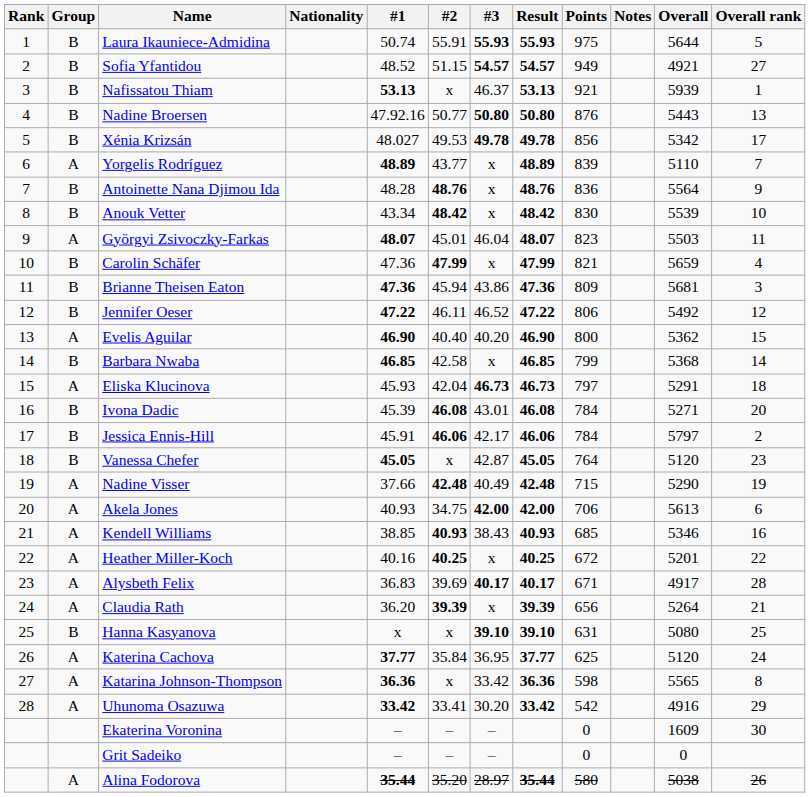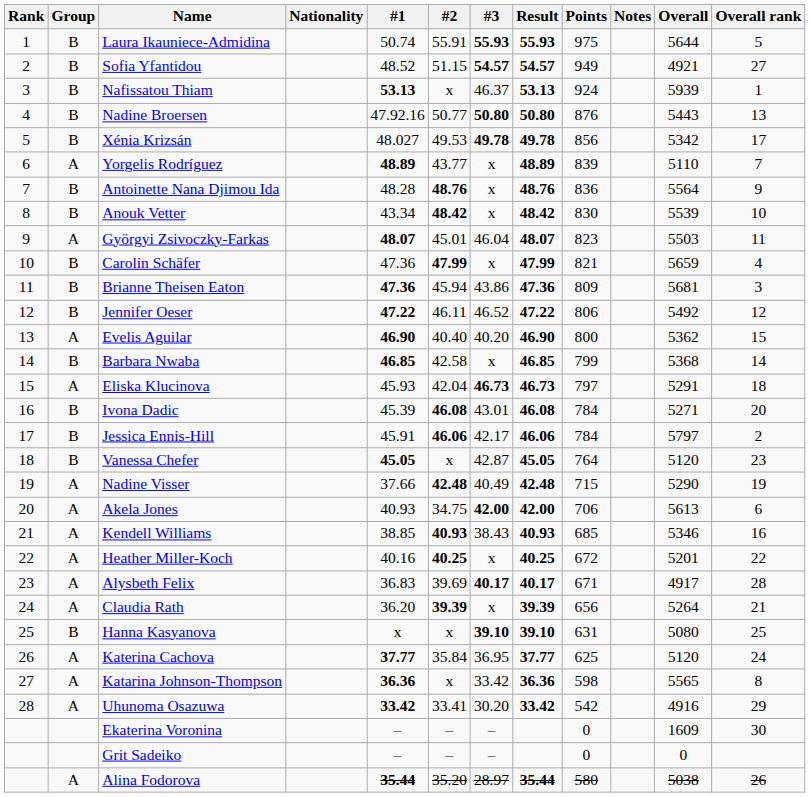(586, 90) 921 -> (586, 90) 924
